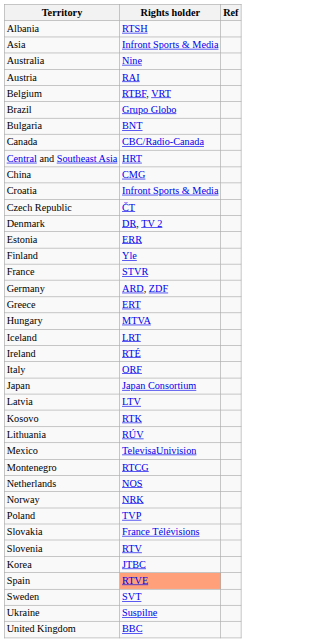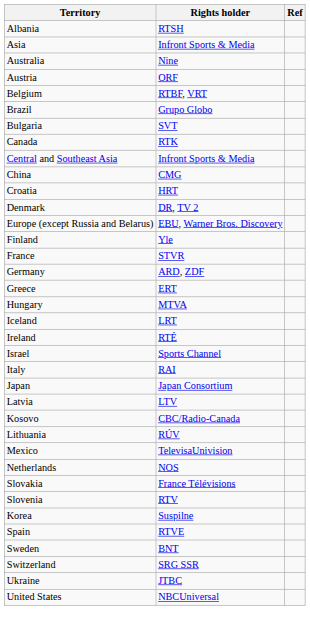(131, 77) RAI -> (168, 77) ORF
(132, 126) BNT -> (168, 126) SVT
(163, 142) CBC/Radio-Canada -> (168, 142) RTK
(132, 158) HRT -> (206, 158) Infront Sports & Media
(170, 191) Infront Sports & Media -> (168, 191) HRT
- row: (39, 207)
- row: (22, 239)
+ row: (80, 223)
+ row: (18, 353)
(132, 369) ORF -> (167, 369) RAI
(132, 418) RTK -> (199, 418) CBC/Radio-Canada
- row: (32, 467)
- row: (23, 499)
- row: (21, 516)
(134, 564) JTBC -> (176, 516) Suspilne
(135, 581) lightsalmon background -> (171, 532) no background
(132, 597) SVT -> (168, 548) BNT
+ row: (31, 564)
(140, 613) Suspilne -> (170, 581) JTBC
- row: (41, 629)
+ row: (34, 597)
